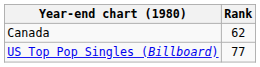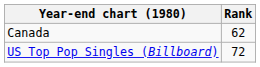(238, 52) 77 -> (238, 52) 72
